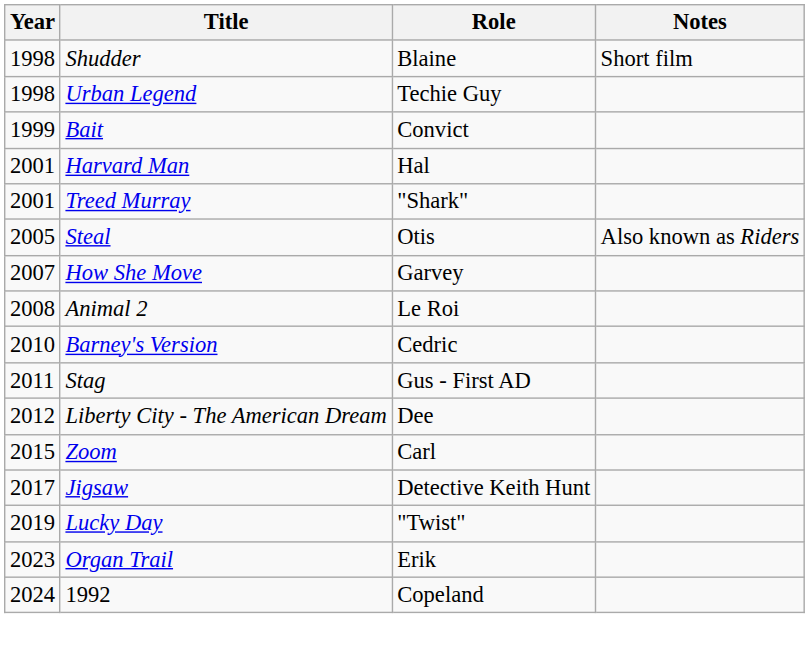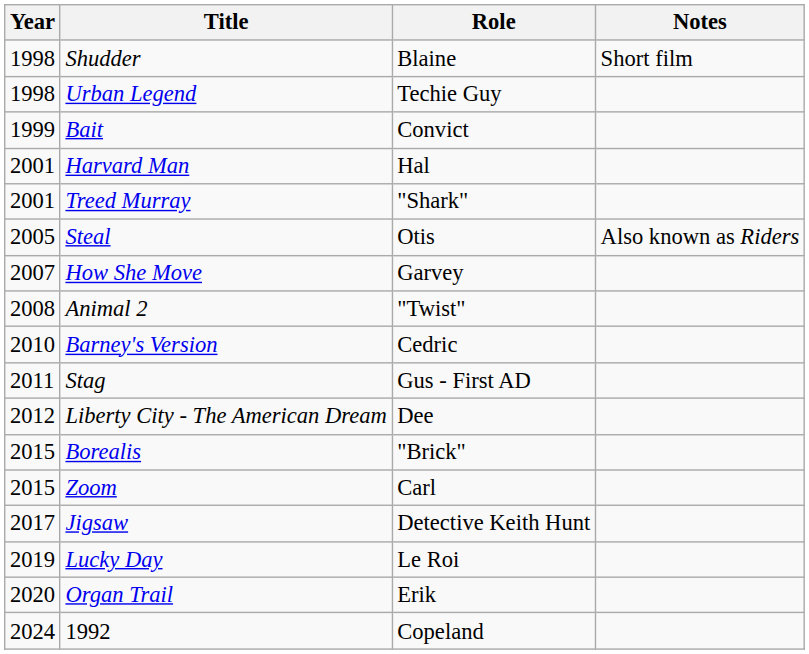(428, 308) Le Roi -> (431, 308) "Twist"
+ row: (103, 451)
(431, 523) "Twist" -> (428, 559) Le Roi
(32, 559) 2023 -> (32, 594) 2020
